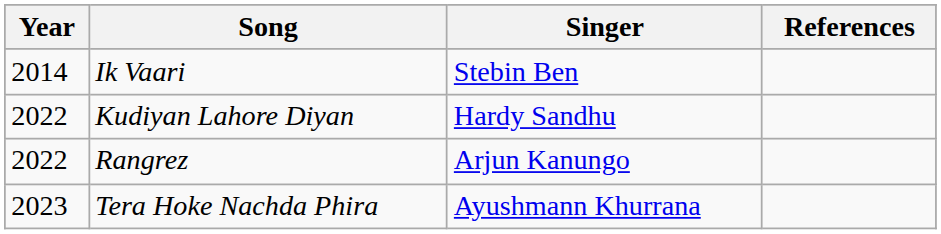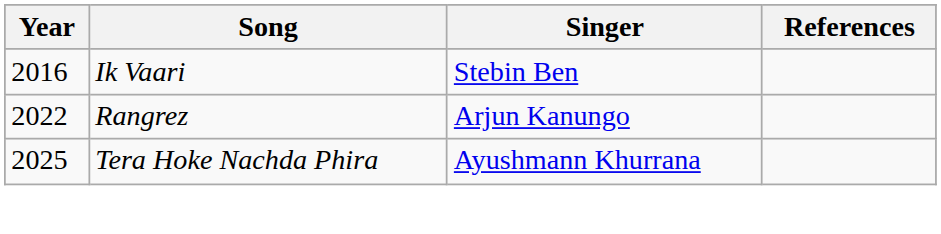(40, 71) 2014 -> (40, 71) 2016
- row: (225, 116)
(40, 205) 2023 -> (40, 160) 2025
